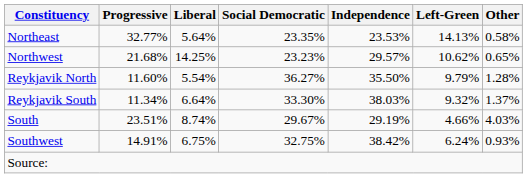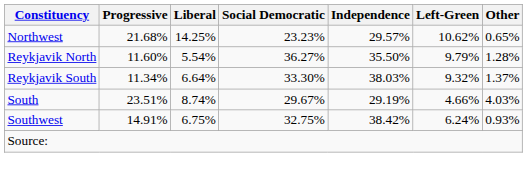- row: (33, 36)
